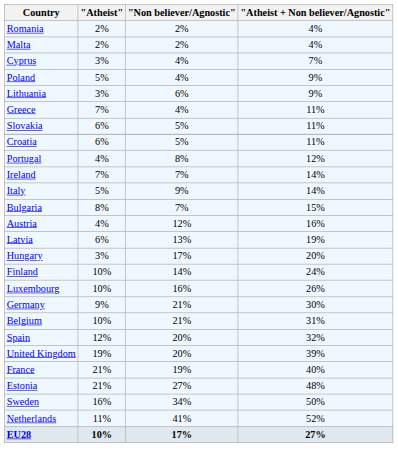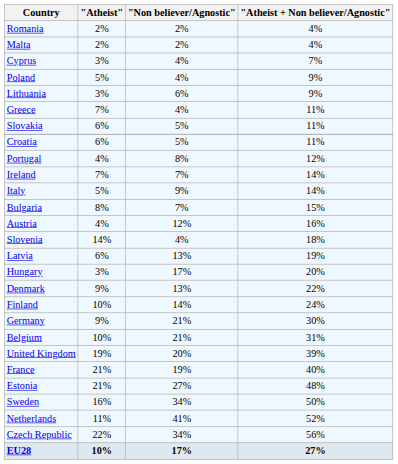+ row: (25, 239)
+ row: (26, 288)
- row: (33, 288)
- row: (18, 337)
+ row: (39, 434)
